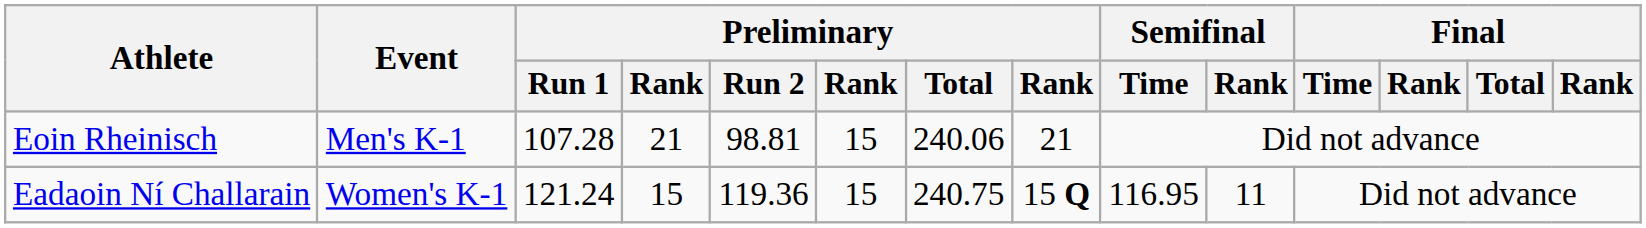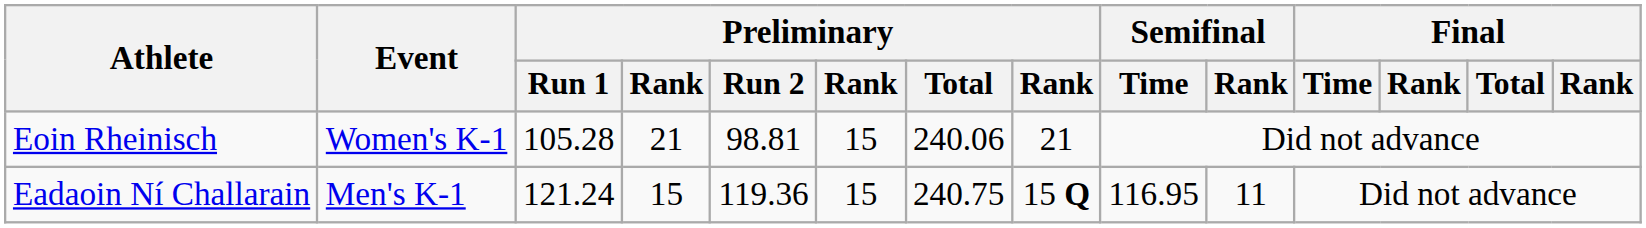(396, 139) Men's K-1 -> (417, 139) Women's K-1
(569, 139) 107.28 -> (569, 139) 105.28
(417, 193) Women's K-1 -> (396, 193) Men's K-1
